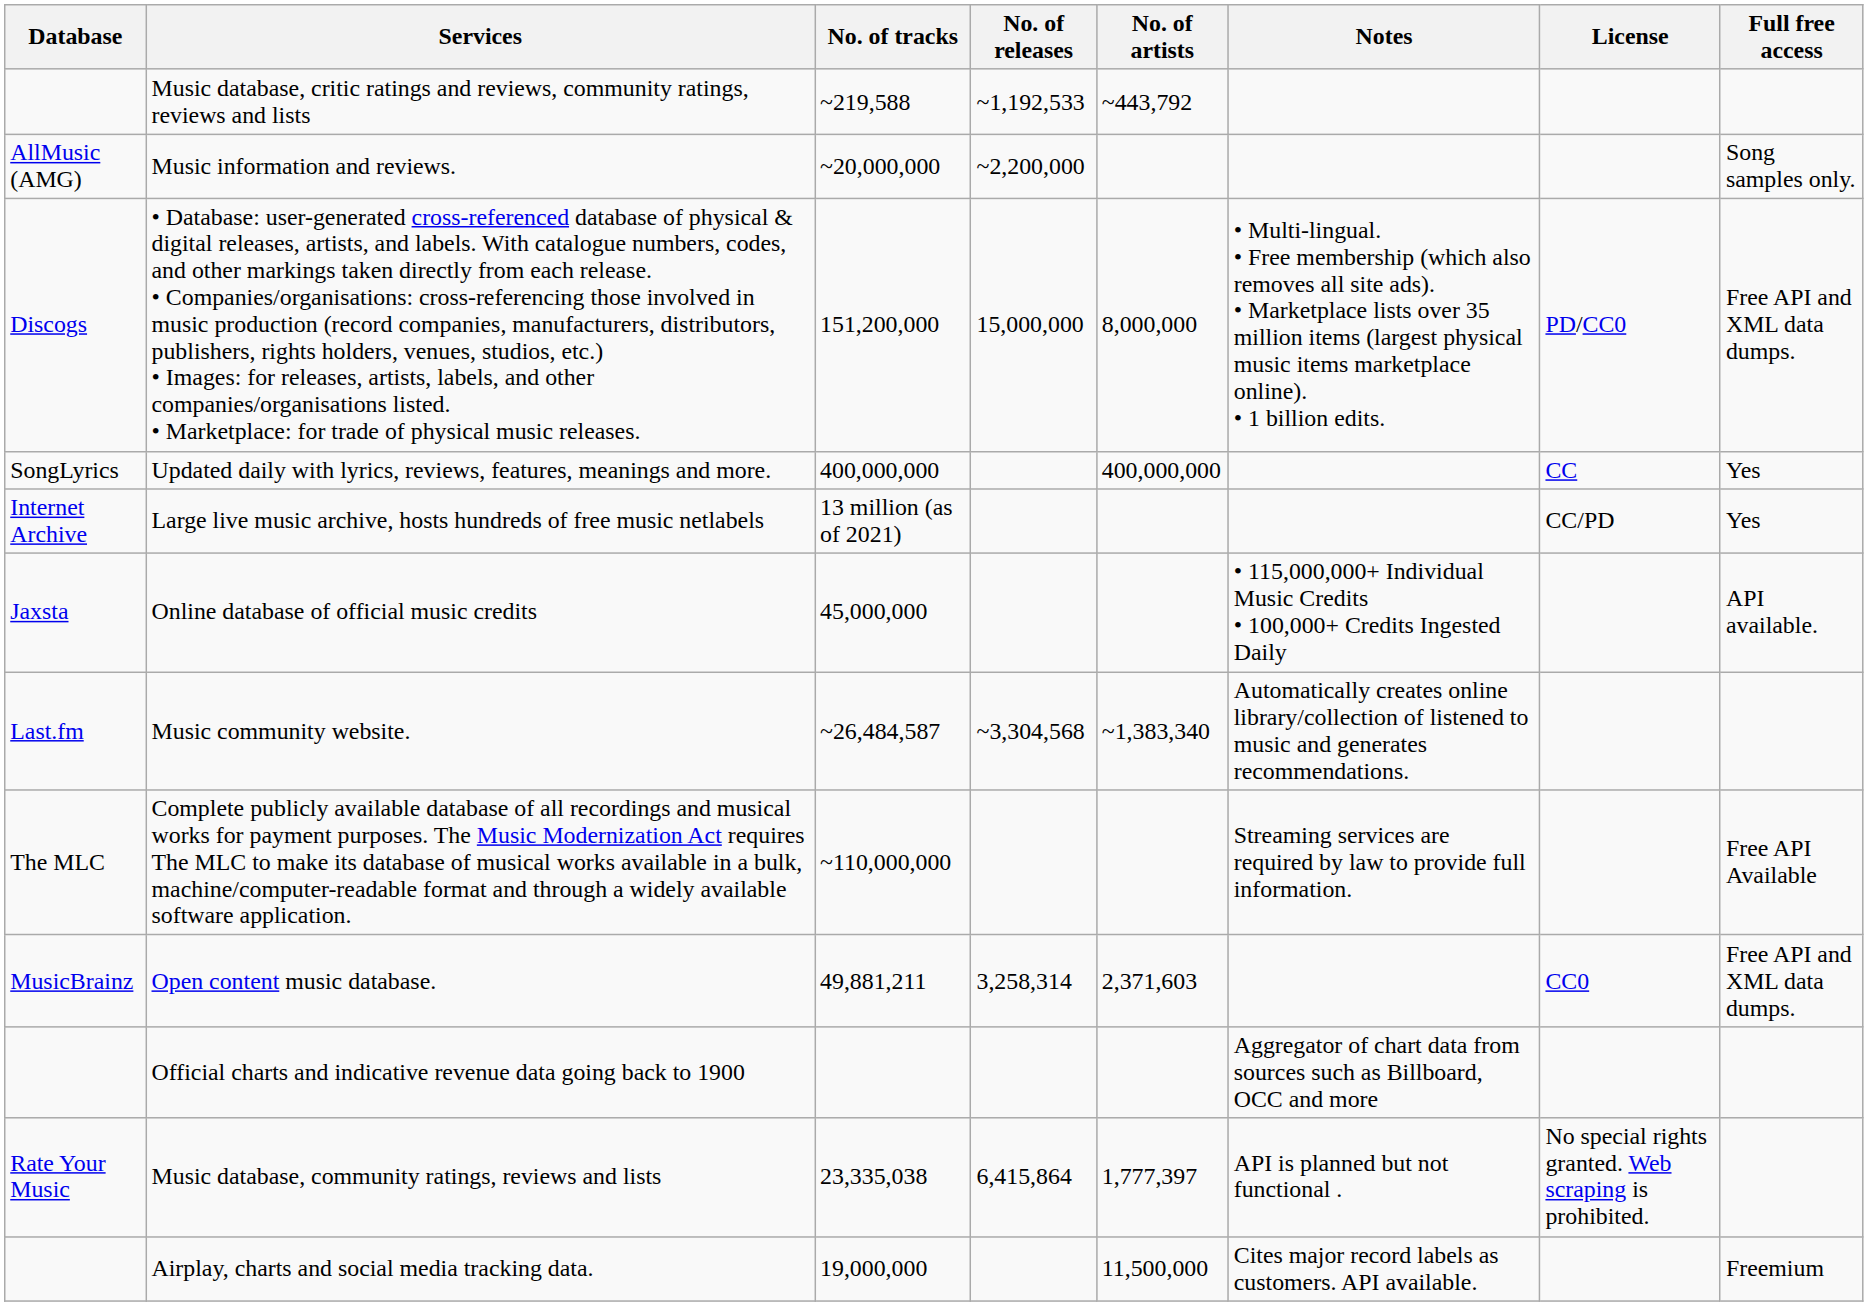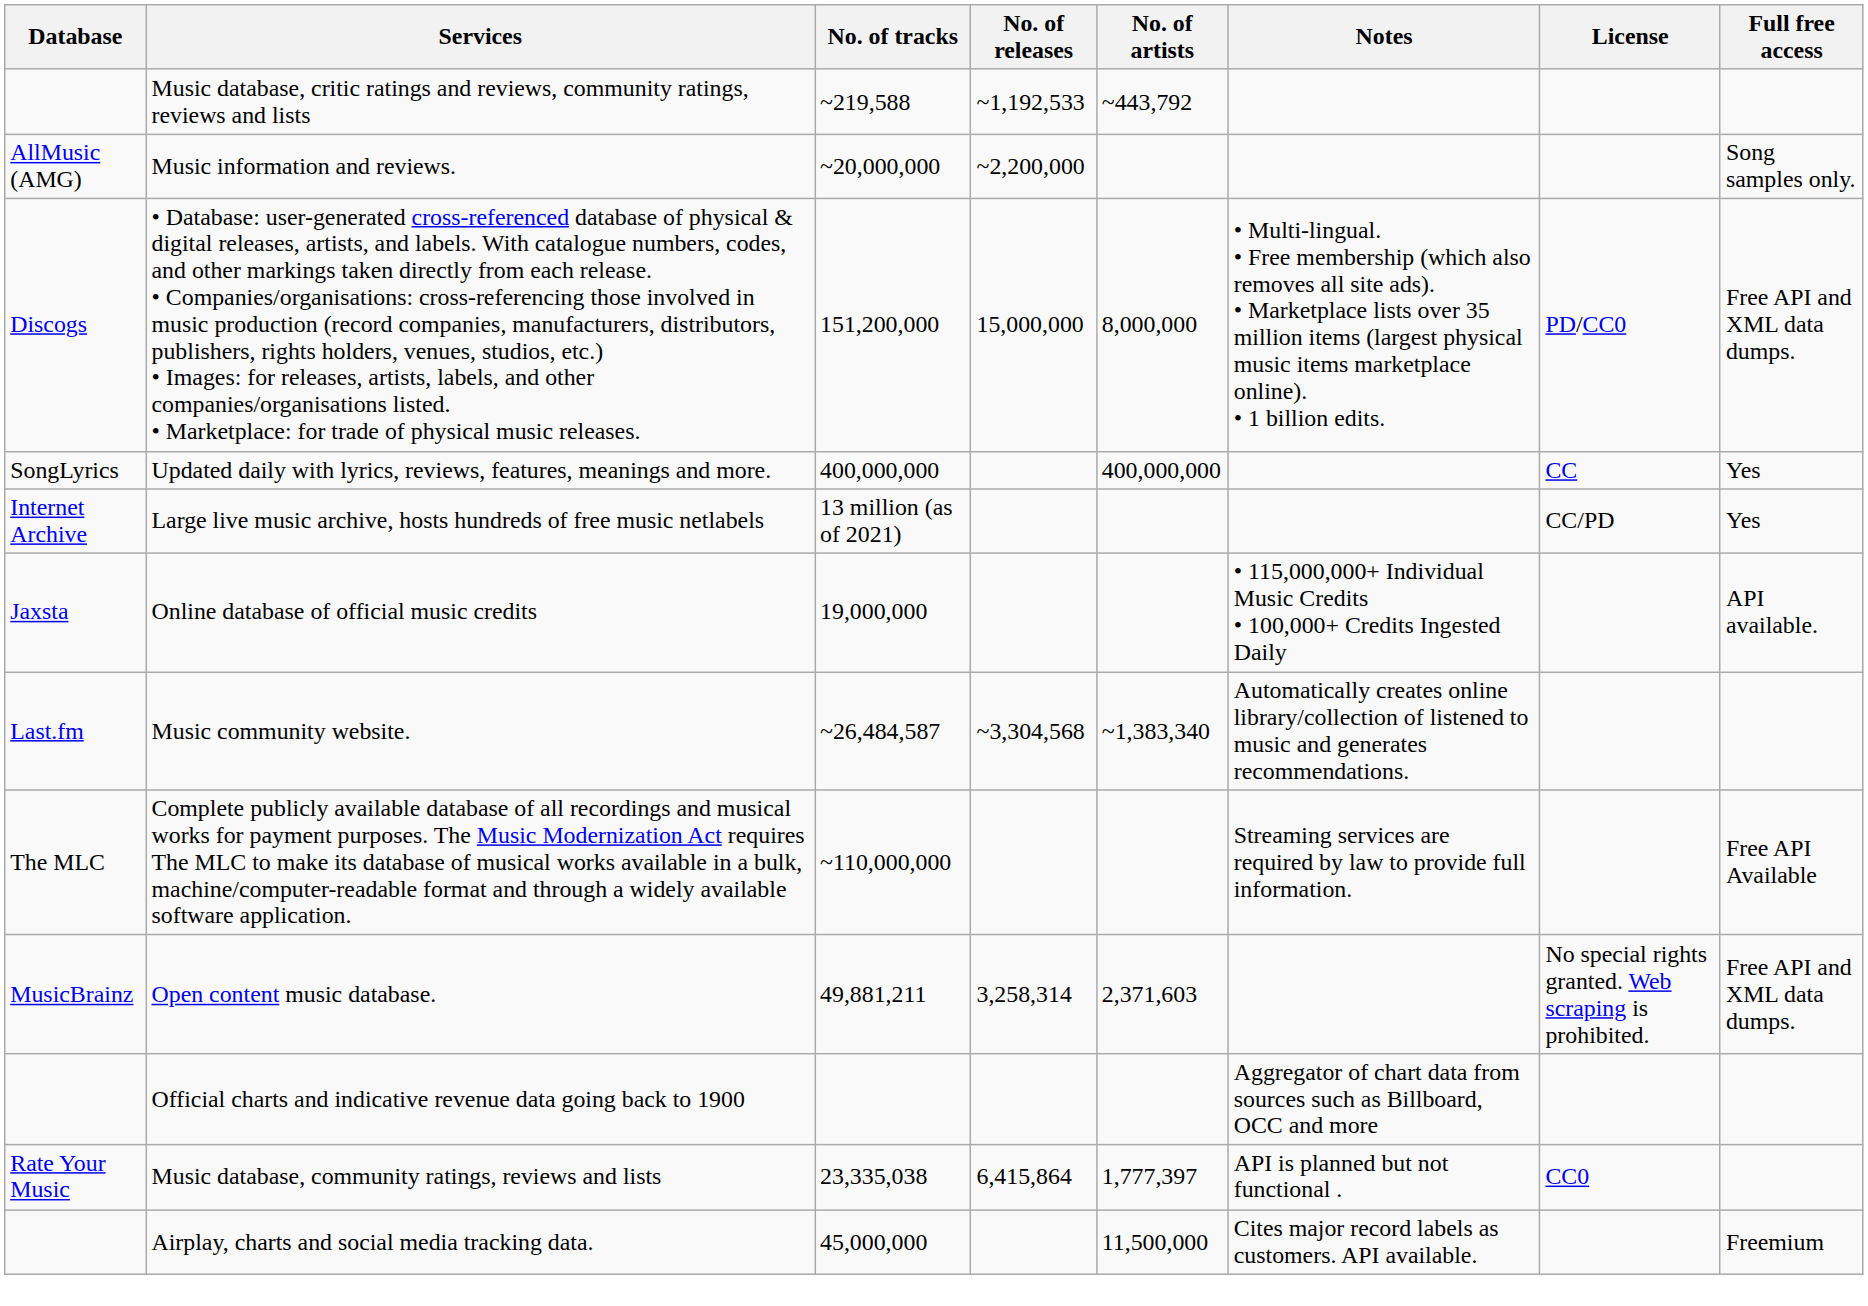(874, 612) 45,000,000 -> (874, 612) 19,000,000
(1567, 980) CC0 -> (1626, 993) No special rights granted. Web scraping is prohibited.
(1626, 1176) No special rights granted. Web scraping is prohibited. -> (1567, 1176) CC0
(874, 1268) 19,000,000 -> (874, 1241) 45,000,000
